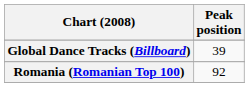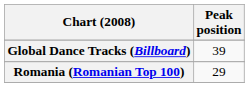(219, 72) 92 -> (219, 72) 29
